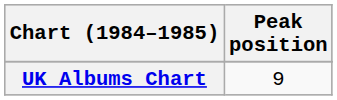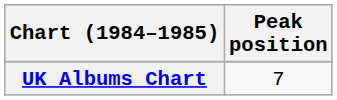(278, 79) 9 -> (278, 79) 7
